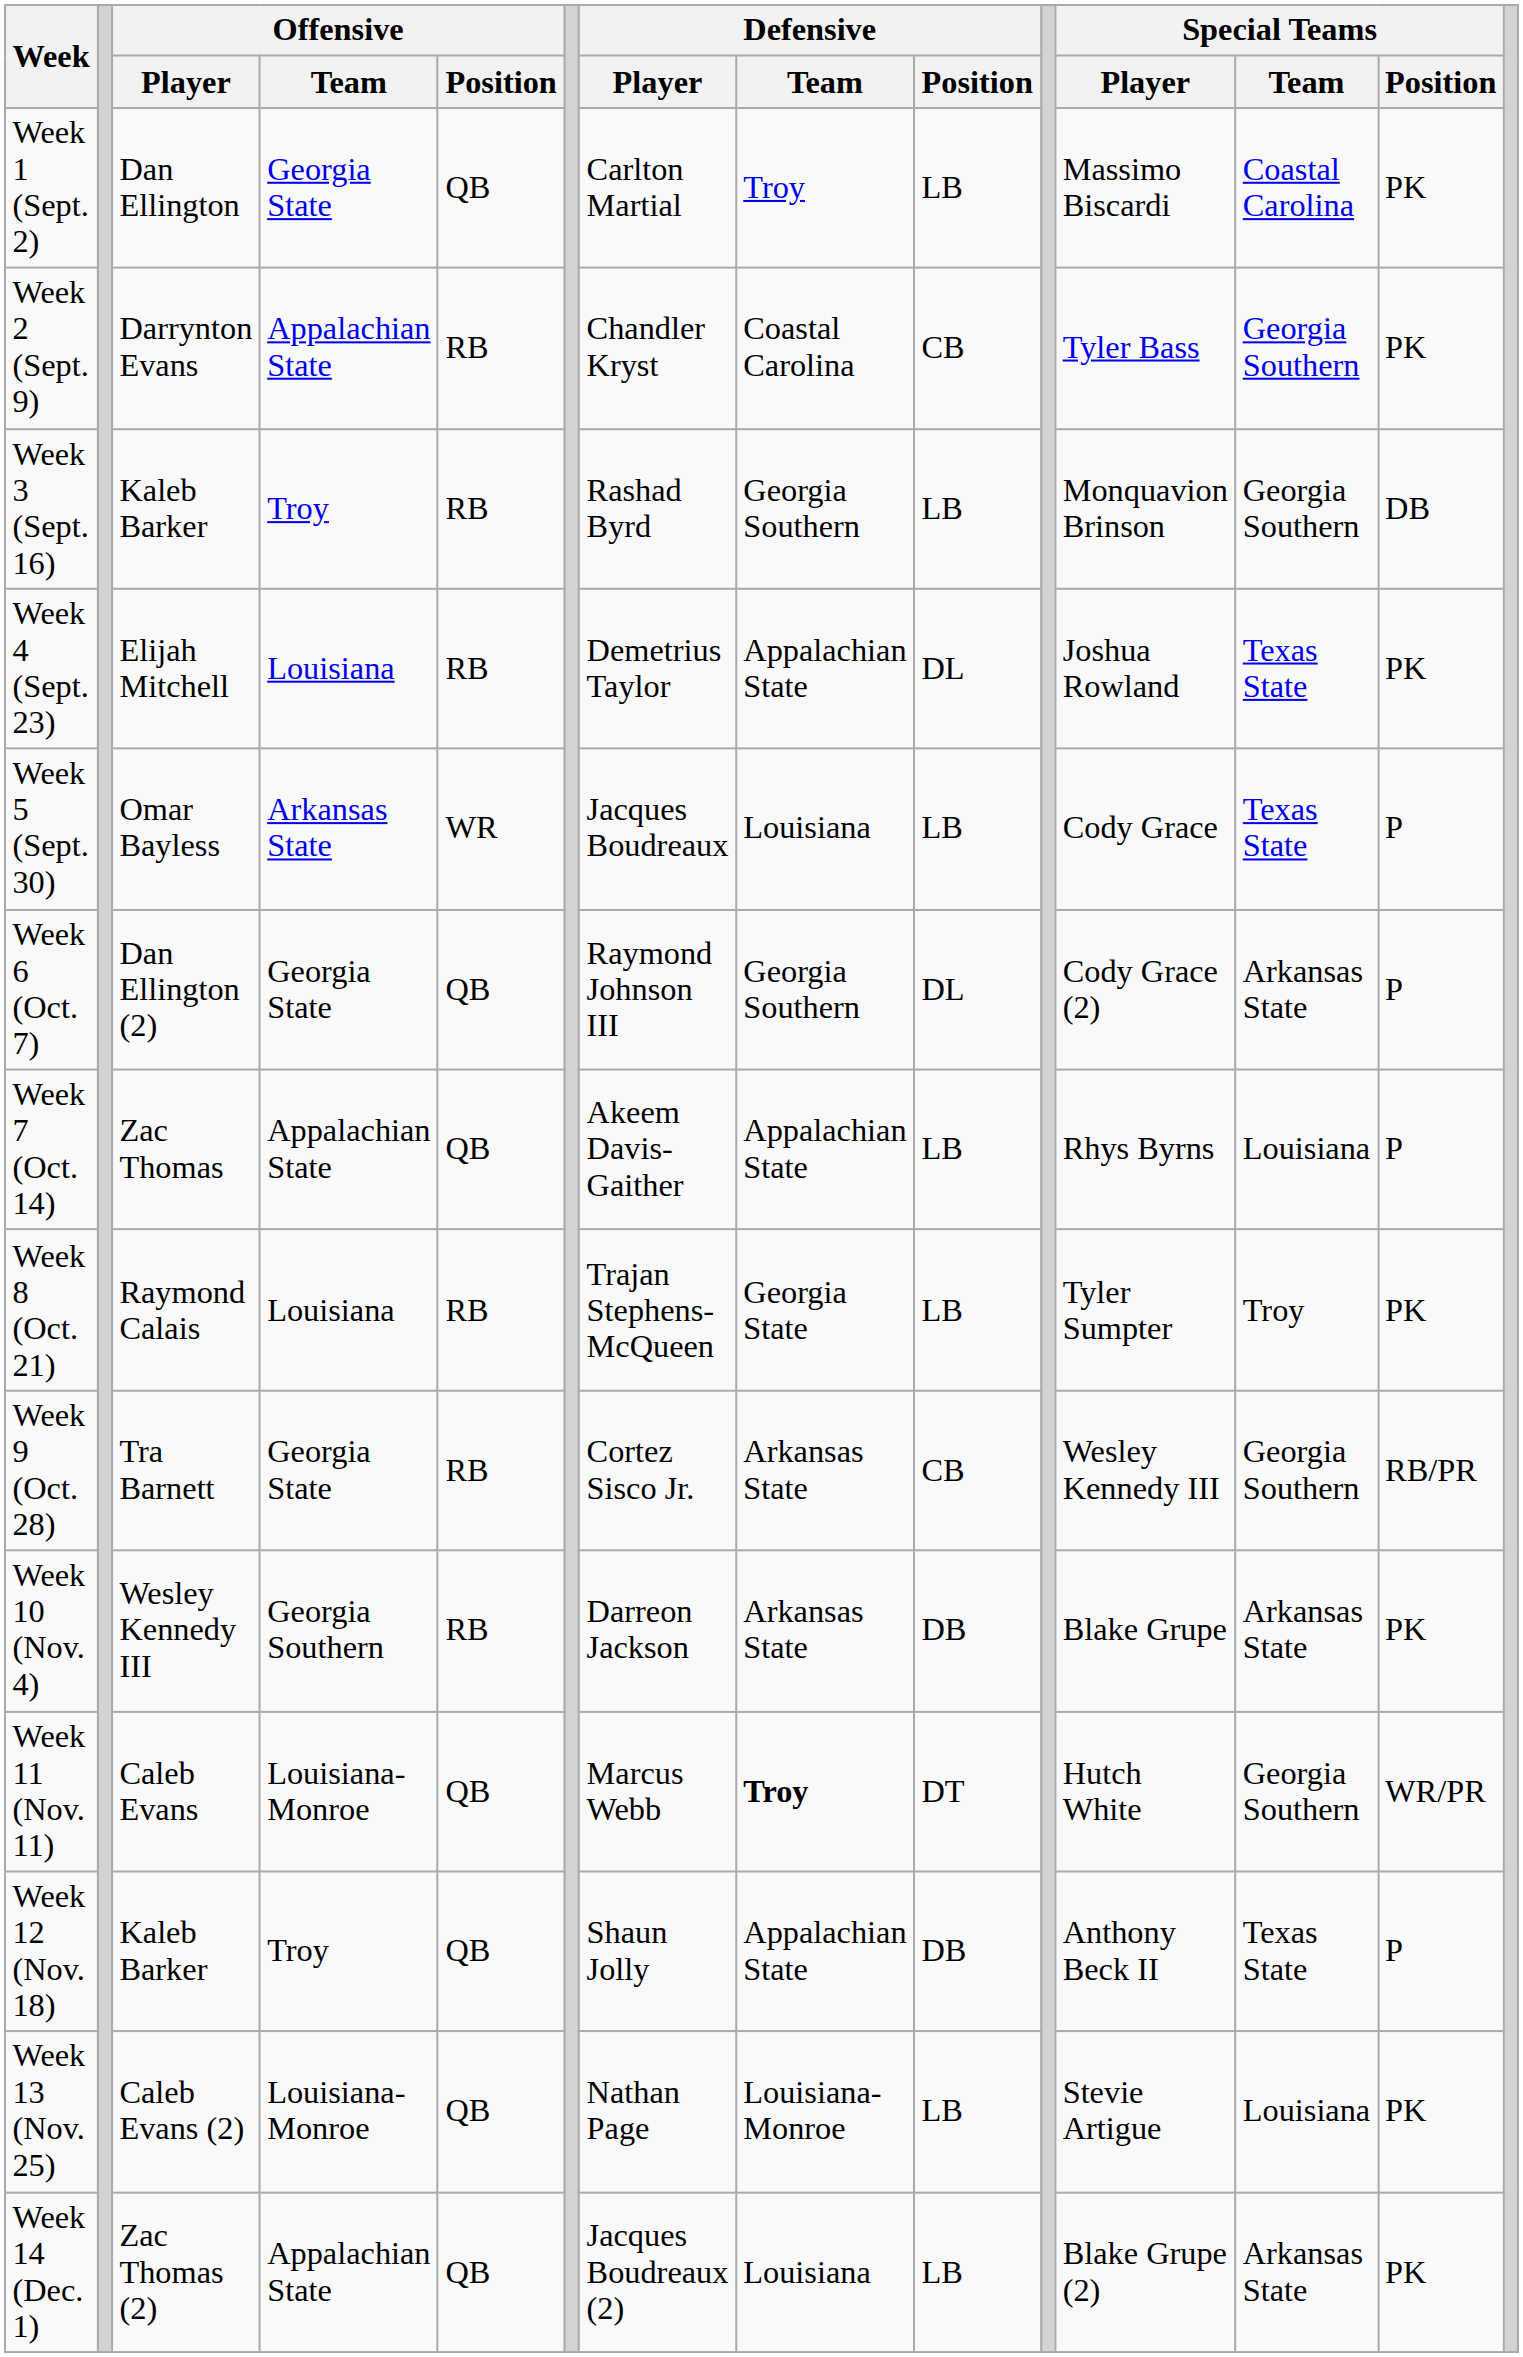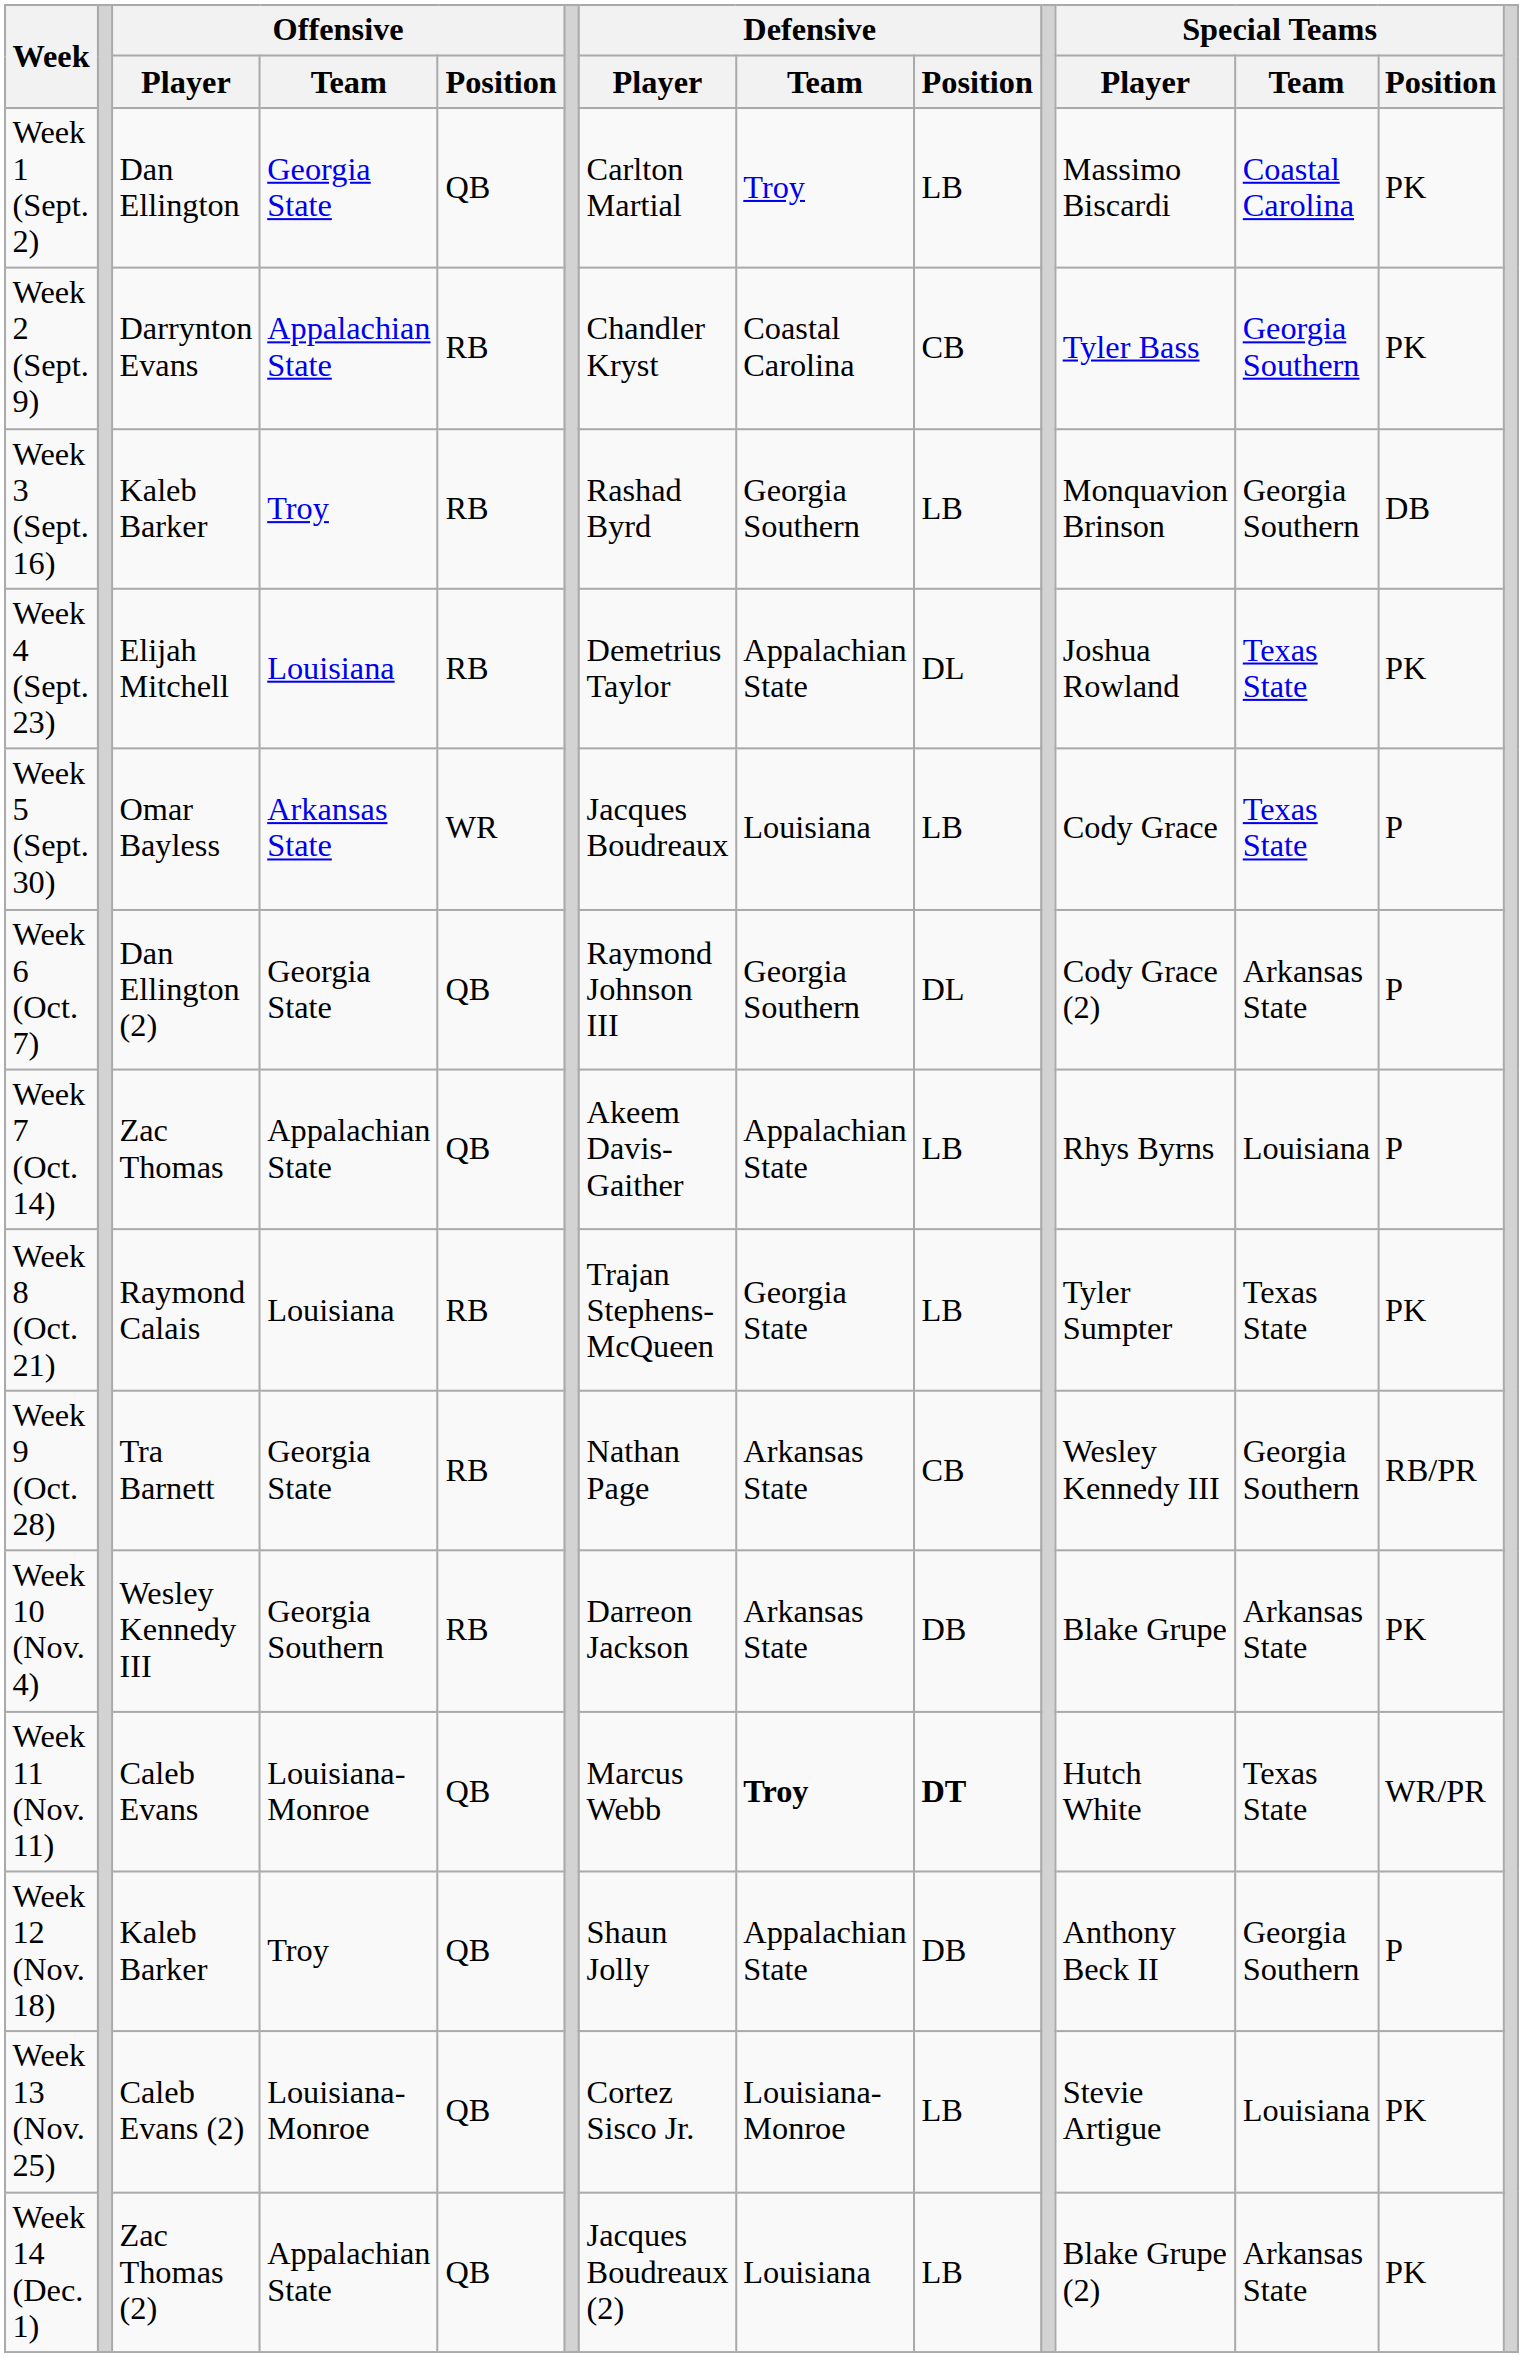(1274, 1309) Troy -> (1280, 1309) Texas State
(640, 1469) Cortez Sisco Jr. -> (633, 1469) Nathan Page
(943, 1790) normal -> (944, 1790) bold
(1301, 1790) Georgia Southern -> (1280, 1790) Texas State
(1280, 1950) Texas State -> (1301, 1950) Georgia Southern
(633, 2111) Nathan Page -> (640, 2111) Cortez Sisco Jr.
